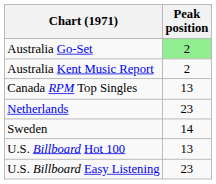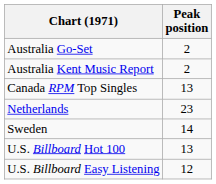(187, 48) lightgreen background -> (187, 48) no background
(187, 169) 23 -> (187, 169) 12
